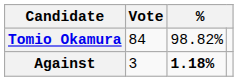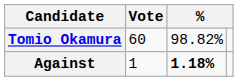(137, 40) 84 -> (137, 40) 60
(133, 64) 3 -> (133, 64) 1
